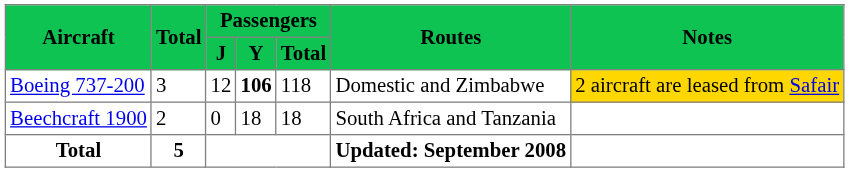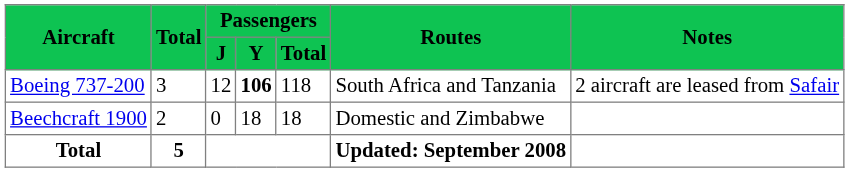(440, 85) Domestic and Zimbabwe -> (446, 85) South Africa and Tanzania
(707, 85) gold background -> (707, 85) no background
(446, 118) South Africa and Tanzania -> (440, 118) Domestic and Zimbabwe
